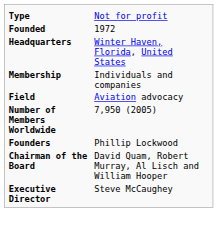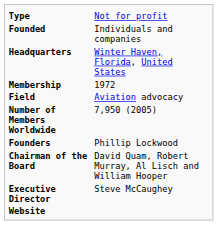(105, 29) 1972 -> (133, 34) Individuals and companies
(133, 79) Individuals and companies -> (105, 84) 1972
+ row: (27, 211)
